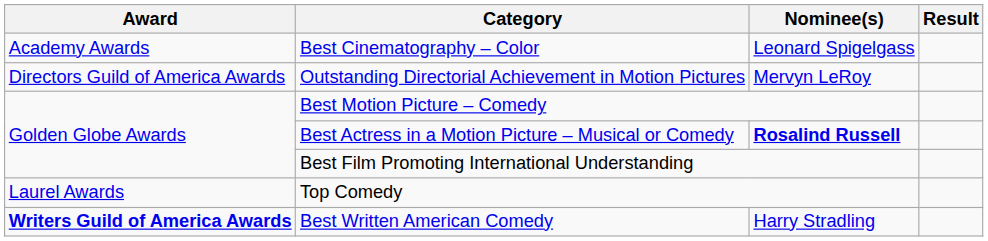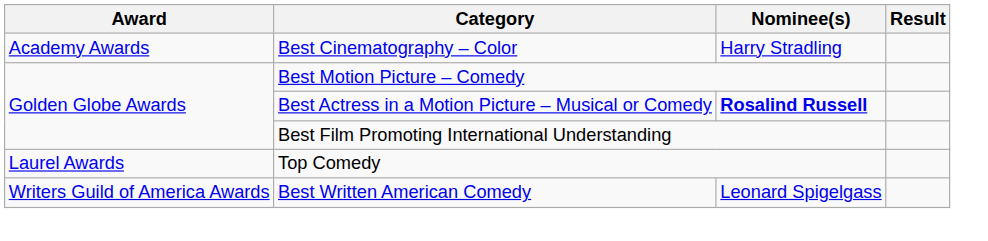(834, 47) Leonard Spigelgass -> (781, 47) Harry Stradling
- row: (523, 76)
(150, 221) bold -> (139, 192) normal
(814, 221) Harry Stradling -> (801, 192) Leonard Spigelgass
